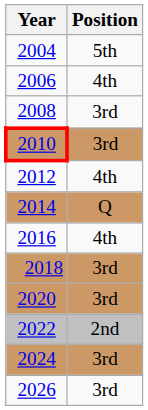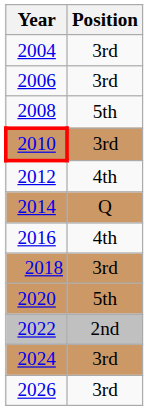(105, 50) 5th -> (105, 50) 3rd
(105, 80) 4th -> (105, 80) 3rd
(105, 111) 3rd -> (105, 111) 5th
(105, 298) 3rd -> (105, 298) 5th
